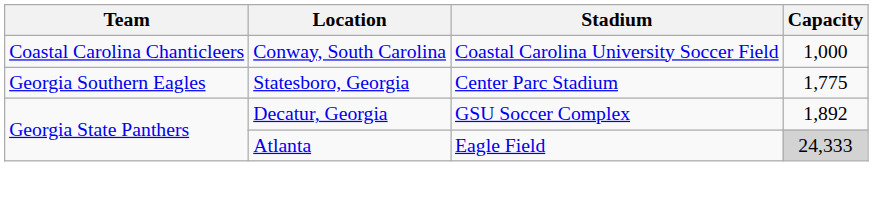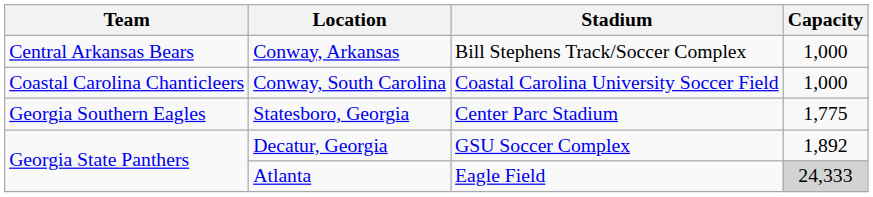+ row: (326, 51)
